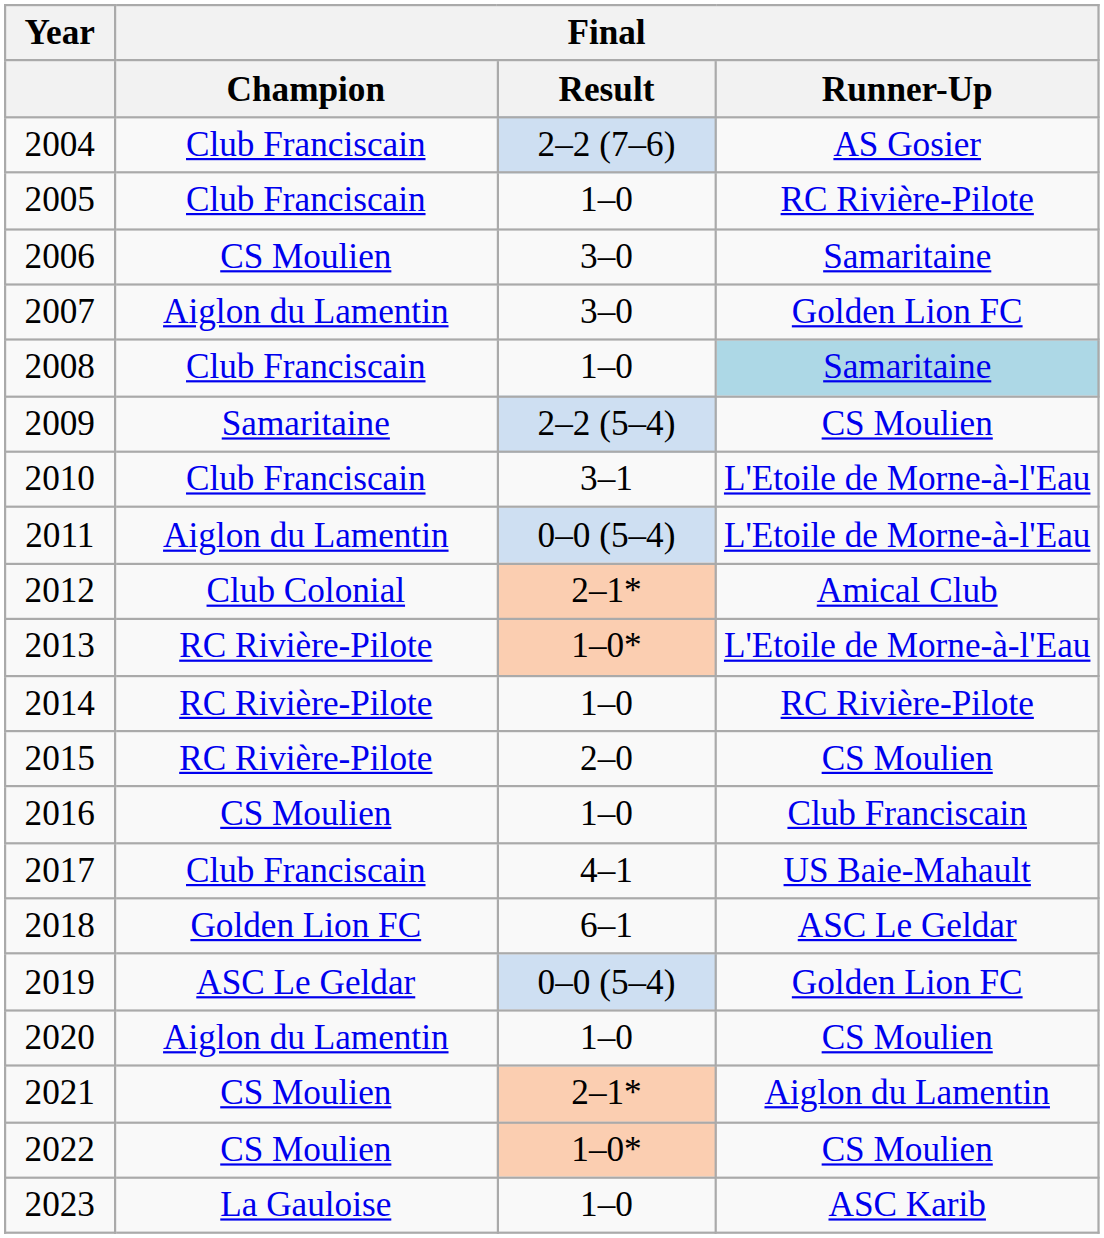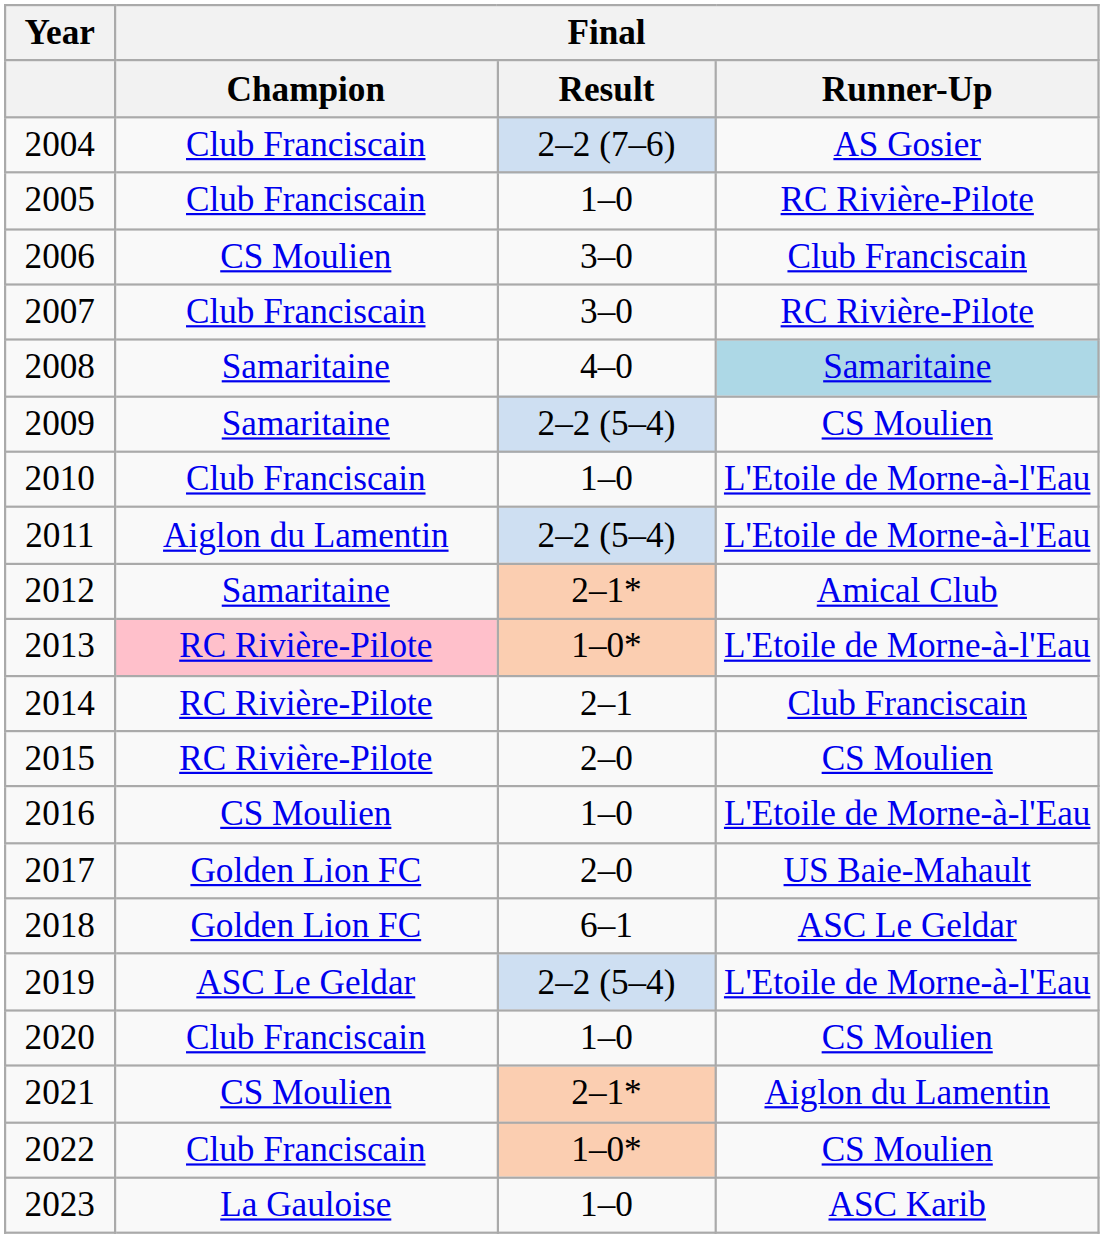(907, 255) Samaritaine -> (907, 255) Club Franciscain
(306, 311) Aiglon du Lamentin -> (306, 311) Club Franciscain
(907, 311) Golden Lion FC -> (907, 311) RC Rivière-Pilote
(306, 367) Club Franciscain -> (306, 367) Samaritaine
(606, 367) 1–0 -> (606, 367) 4–0
(606, 479) 3–1 -> (606, 479) 1–0
(606, 534) 0–0 (5–4) -> (606, 534) 2–2 (5–4)
(306, 590) Club Colonial -> (306, 590) Samaritaine
(306, 646) no background -> (306, 646) pink background
(606, 702) 1–0 -> (606, 702) 2–1
(907, 702) RC Rivière-Pilote -> (907, 702) Club Franciscain
(907, 813) Club Franciscain -> (907, 813) L'Etoile de Morne-à-l'Eau
(306, 869) Club Franciscain -> (306, 869) Golden Lion FC
(606, 869) 4–1 -> (606, 869) 2–0
(606, 981) 0–0 (5–4) -> (606, 981) 2–2 (5–4)
(907, 981) Golden Lion FC -> (907, 981) L'Etoile de Morne-à-l'Eau
(306, 1037) Aiglon du Lamentin -> (306, 1037) Club Franciscain
(306, 1148) CS Moulien -> (306, 1148) Club Franciscain
